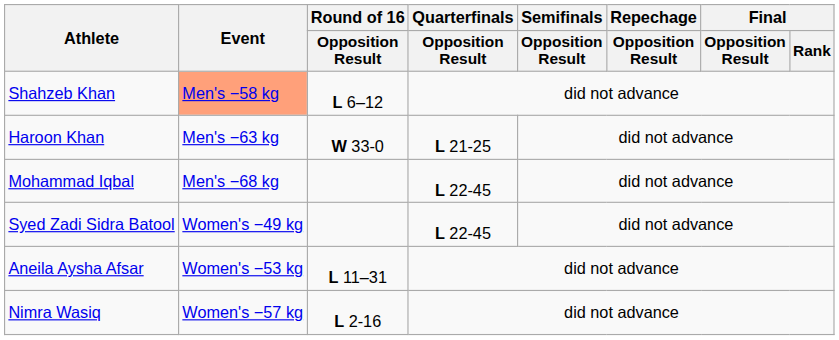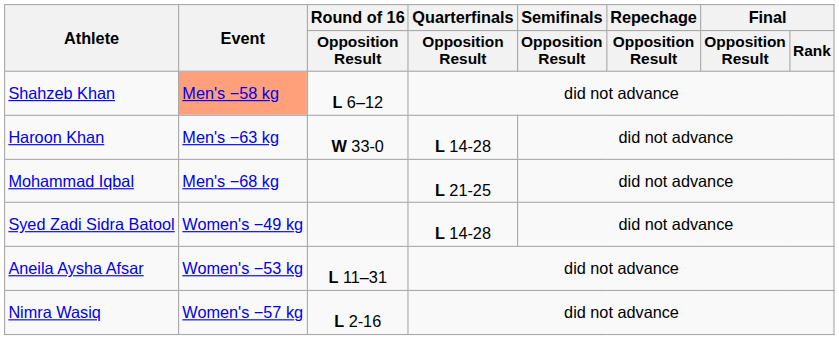(463, 147) L 21-25 -> (463, 147) L 14-28
(463, 190) L 22-45 -> (463, 190) L 21-25
(463, 234) L 22-45 -> (463, 234) L 14-28
